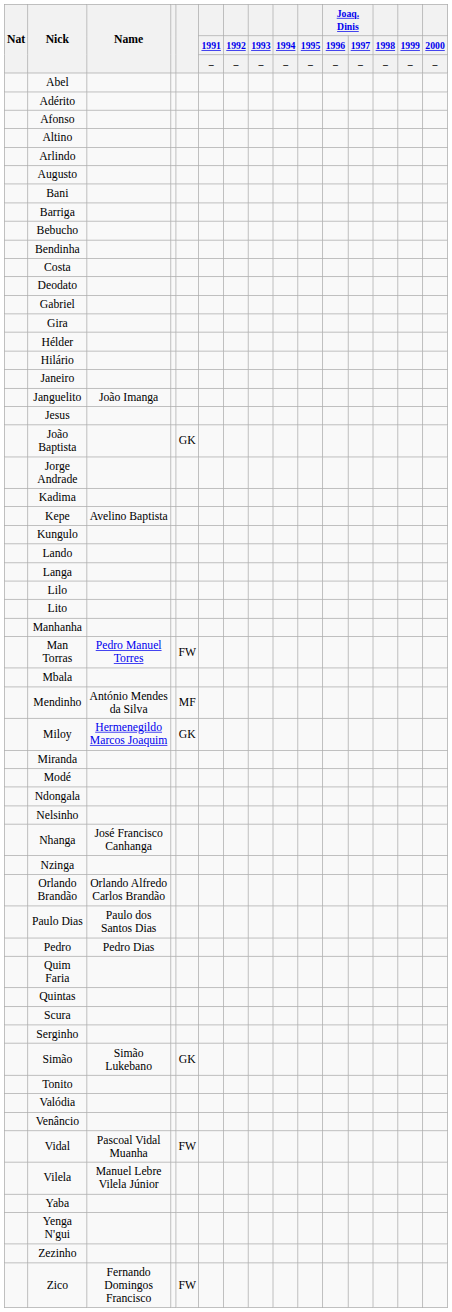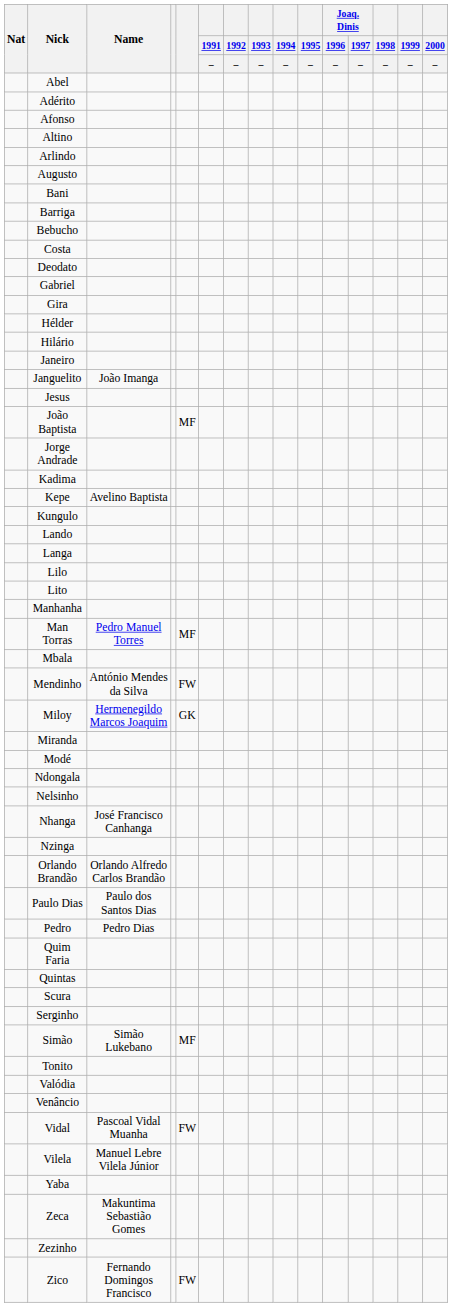- row: (57, 249)
(187, 440) GK -> (187, 422) MF
(187, 652) FW -> (187, 633) MF
(187, 702) MF -> (187, 684) FW
(187, 1059) GK -> (187, 1040) MF
- row: (57, 1228)
+ row: (57, 1216)
